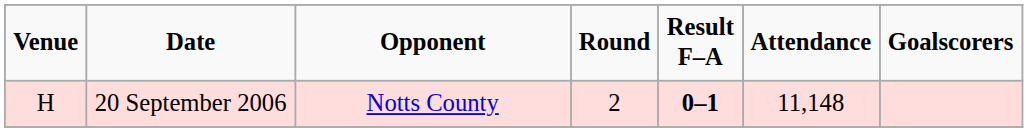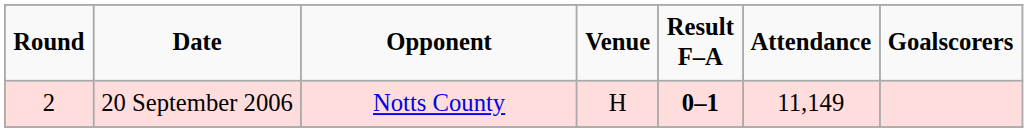columns swapped: (614, 42) <-> (46, 42)
(811, 103) 11,148 -> (811, 103) 11,149
